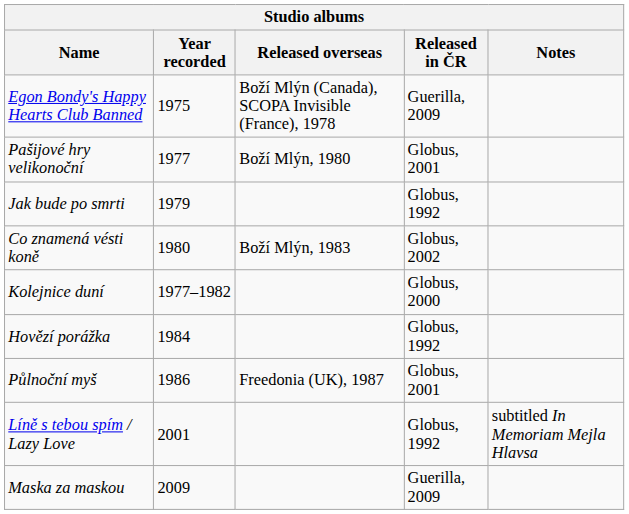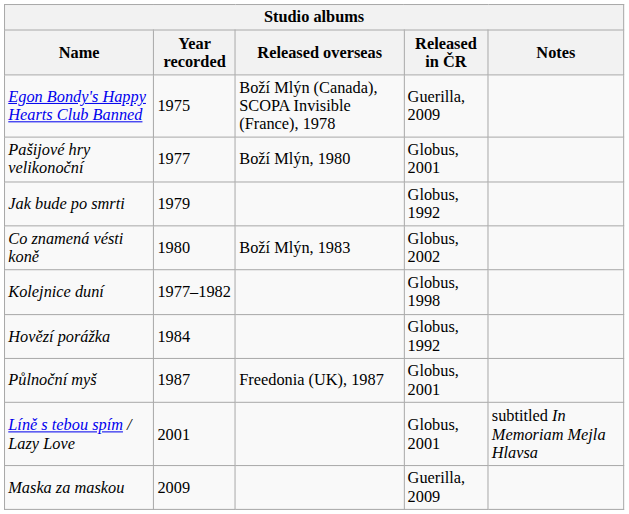(433, 292) Globus, 2000 -> (433, 292) Globus, 1998
(174, 380) 1986 -> (174, 380) 1987
(433, 433) Globus, 1992 -> (433, 433) Globus, 2001
